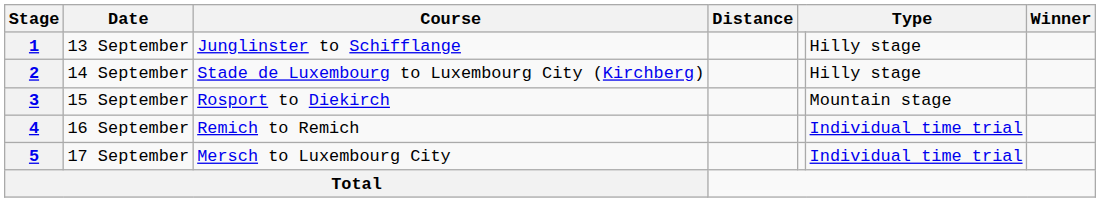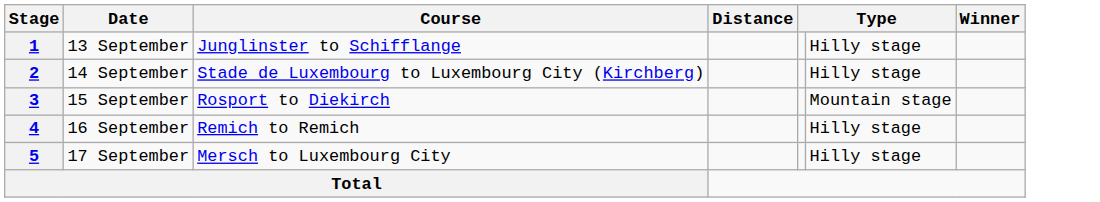(916, 129) Individual time trial -> (865, 129) Hilly stage
(916, 156) Individual time trial -> (865, 156) Hilly stage
